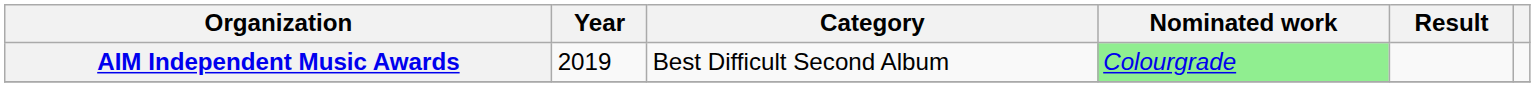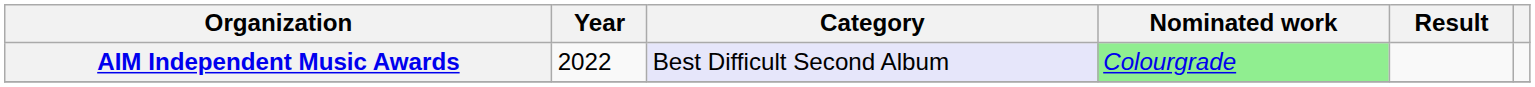(585, 61) 2019 -> (585, 61) 2022
(801, 61) no background -> (801, 61) lavender background
